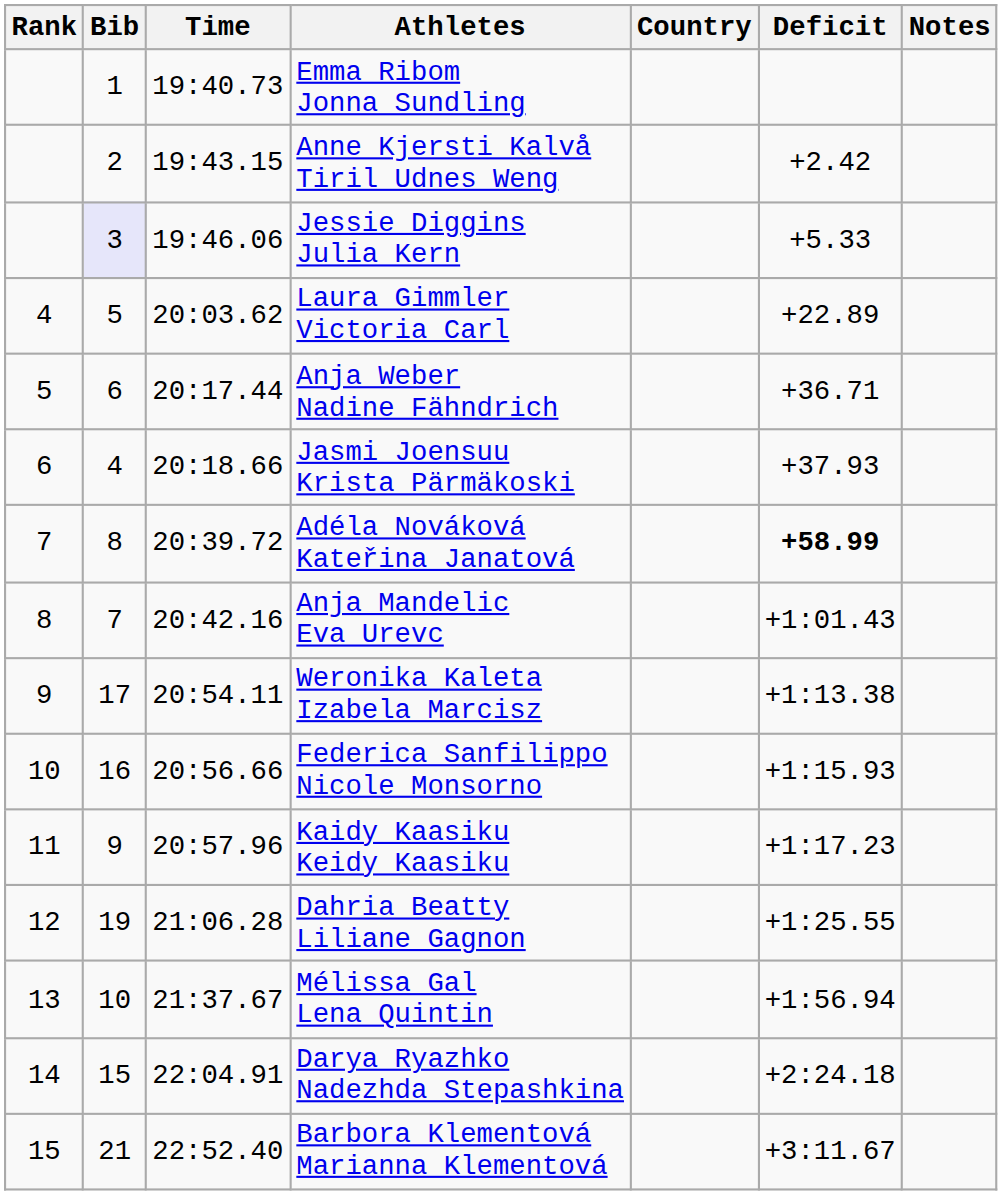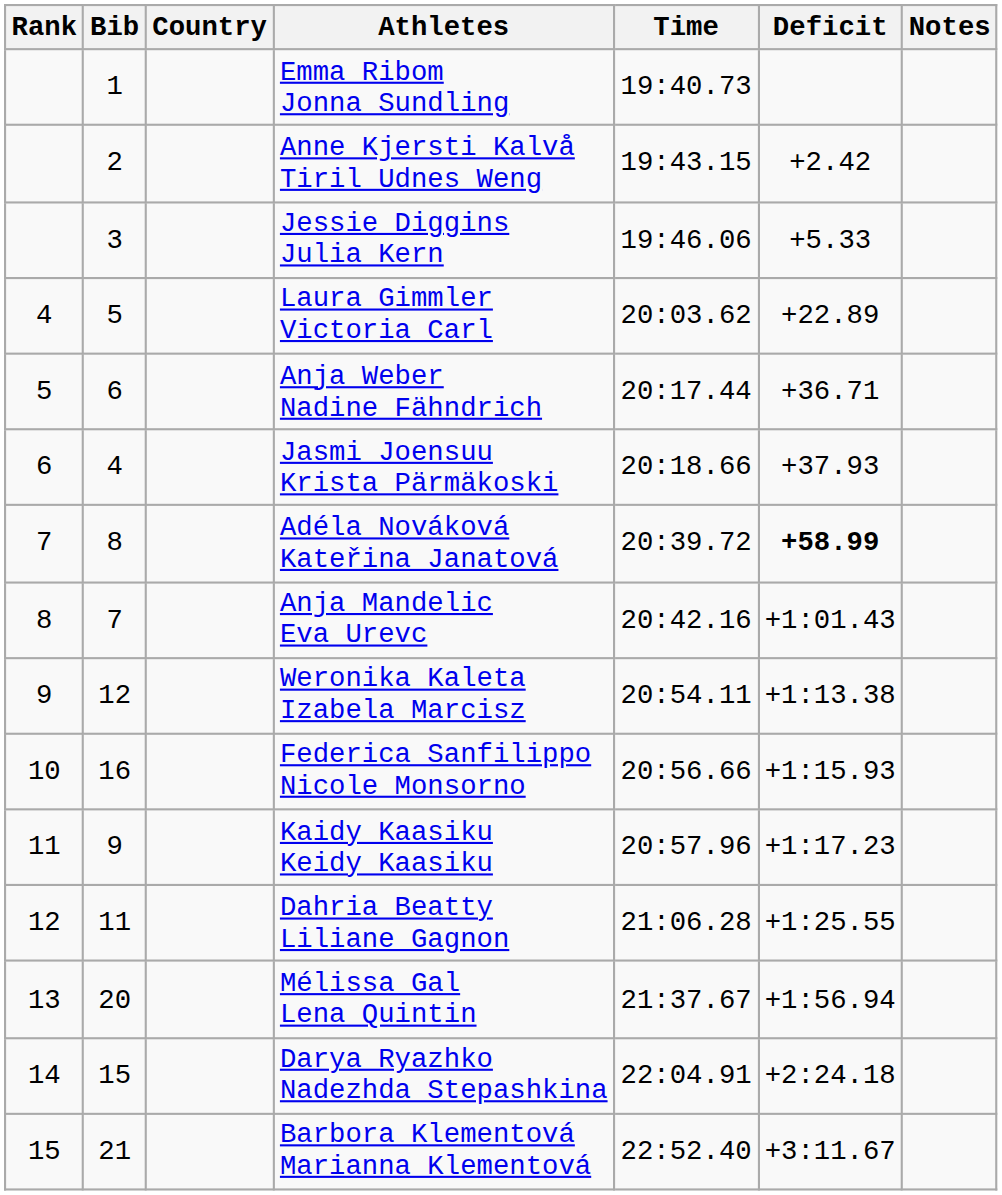columns swapped: (694, 27) <-> (218, 27)
(115, 240) lavender background -> (115, 240) no background
(115, 695) 17 -> (115, 695) 12
(115, 923) 19 -> (115, 923) 11
(115, 999) 10 -> (115, 999) 20
